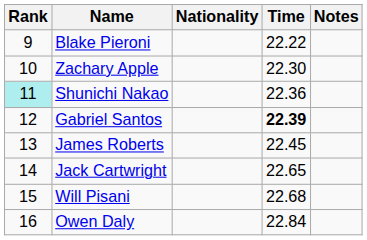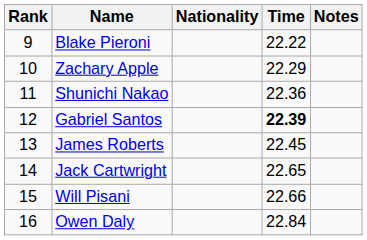(286, 68) 22.30 -> (286, 68) 22.29
(28, 94) paleturquoise background -> (28, 94) no background
(286, 196) 22.68 -> (286, 196) 22.66
